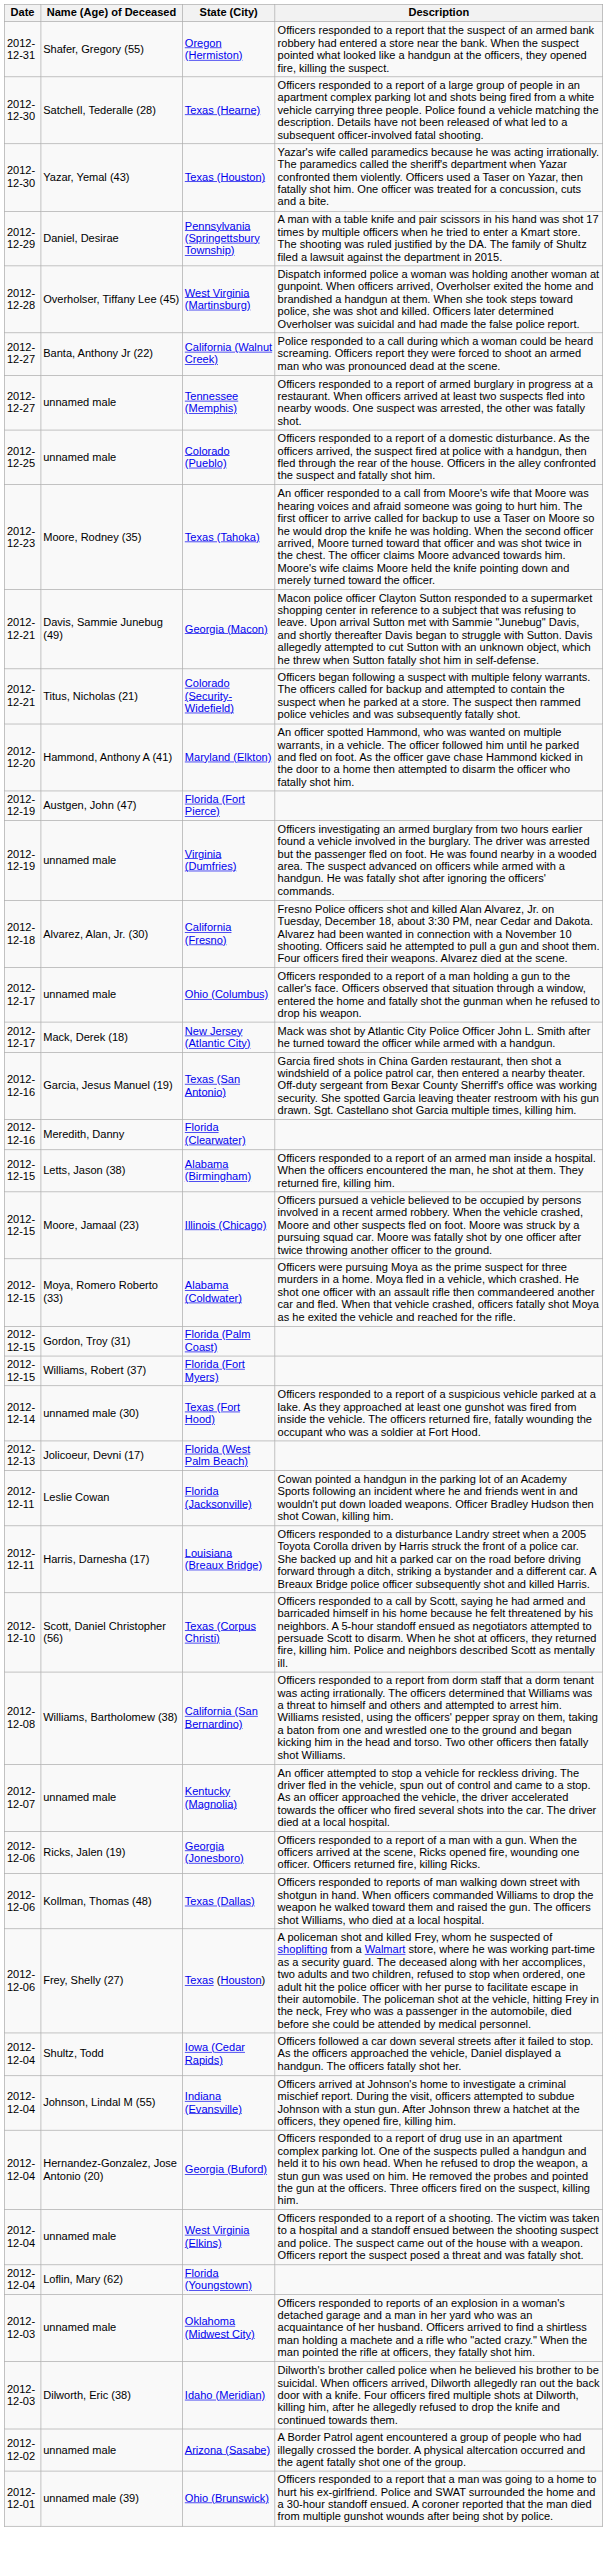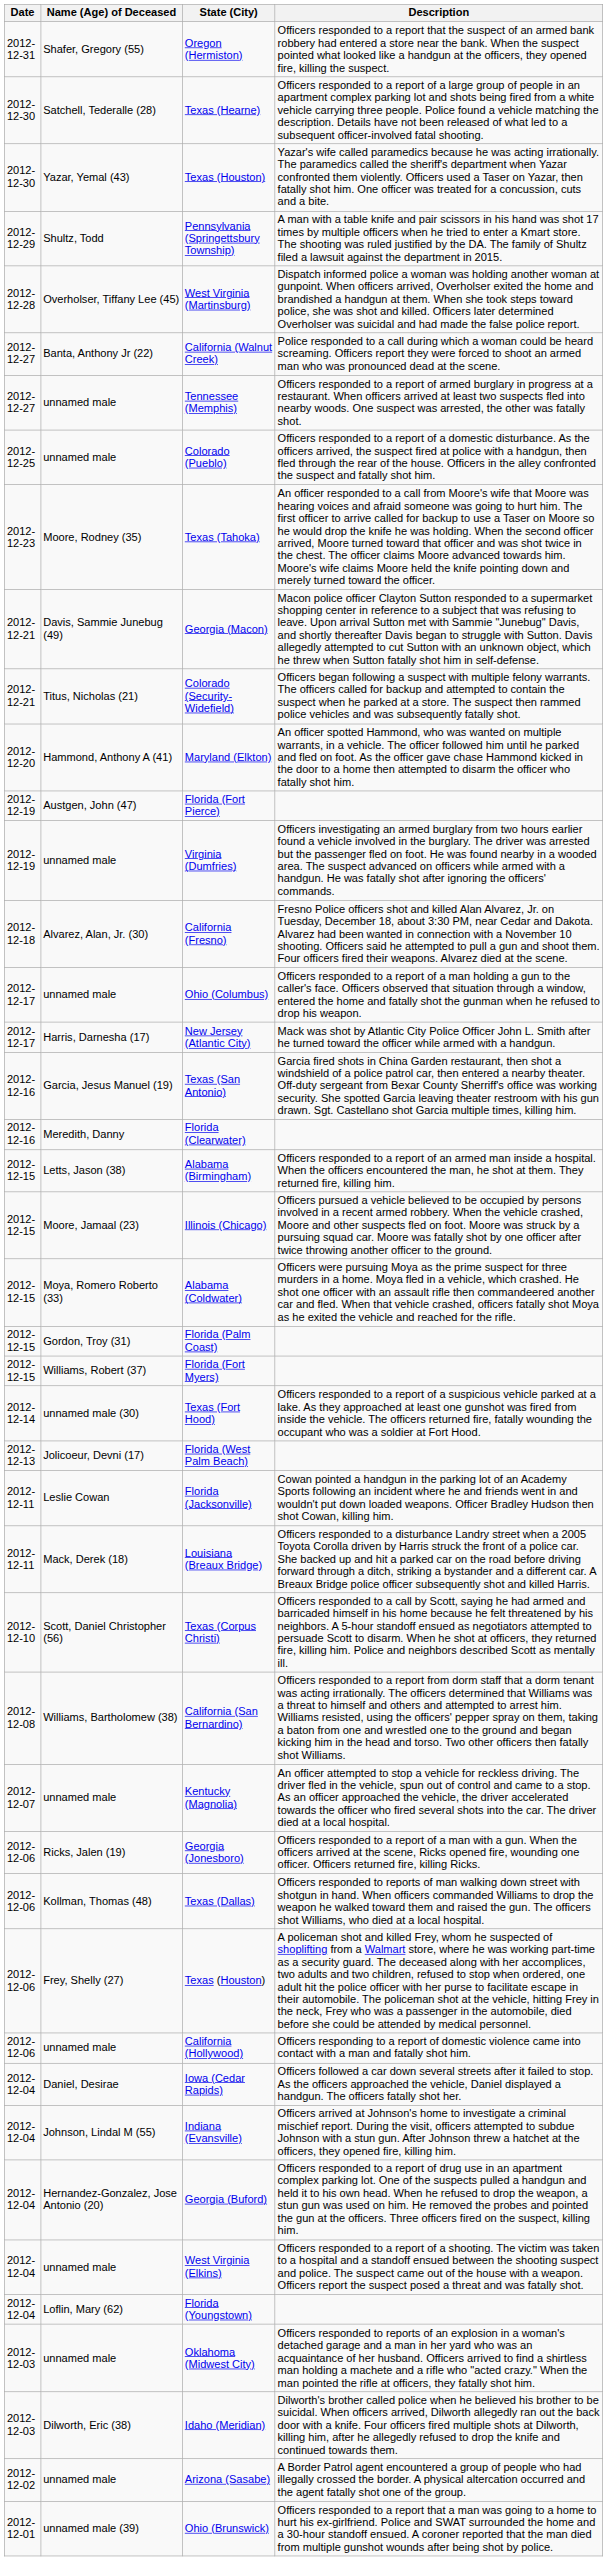(81, 238) Daniel, Desirae -> (73, 238) Shultz, Todd
(86, 1037) Mack, Derek (18) -> (96, 1037) Harris, Darnesha (17)
(96, 1559) Harris, Darnesha (17) -> (86, 1559) Mack, Derek (18)
+ row: (214, 2048)
(73, 2054) Shultz, Todd -> (81, 2084) Daniel, Desirae
